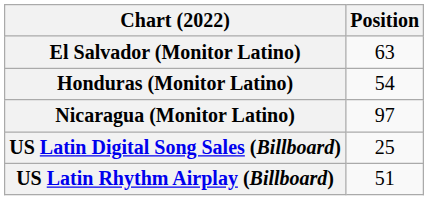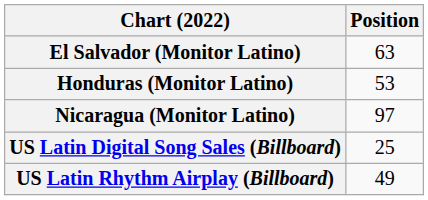(385, 83) 54 -> (385, 83) 53
(385, 178) 51 -> (385, 178) 49
